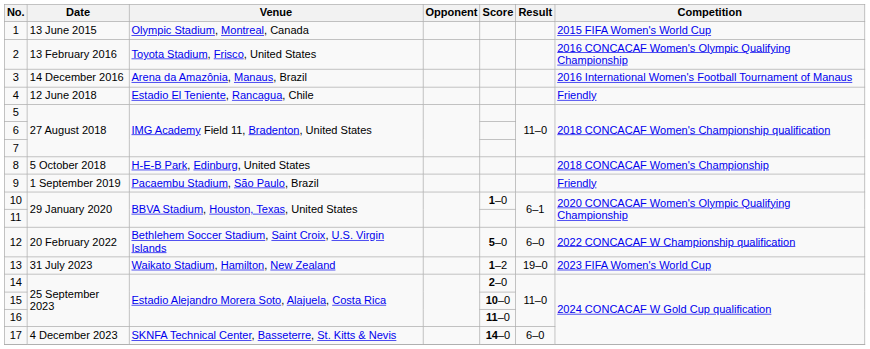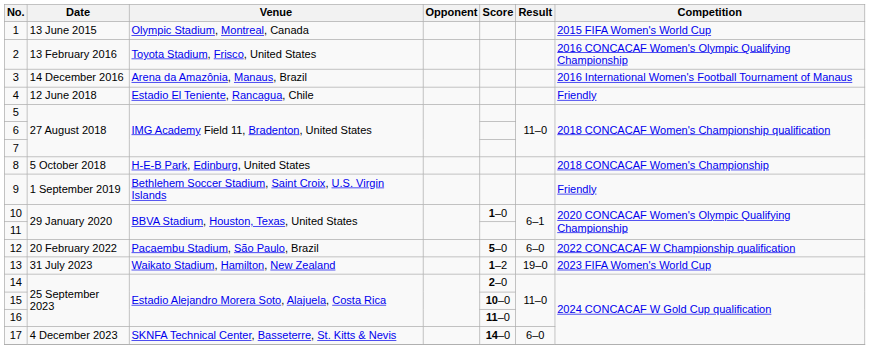(225, 183) Pacaembu Stadium, São Paulo, Brazil -> (258, 189) Bethlehem Soccer Stadium, Saint Croix, U.S. Virgin Islands
(258, 241) Bethlehem Soccer Stadium, Saint Croix, U.S. Virgin Islands -> (225, 248) Pacaembu Stadium, São Paulo, Brazil
